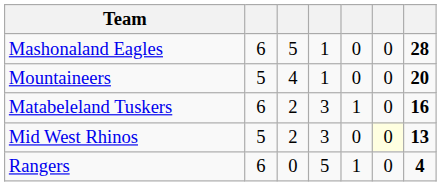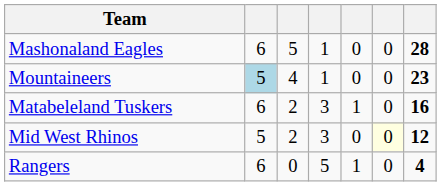(261, 78) no background -> (261, 78) lightblue background
(420, 78) 20 -> (420, 78) 23
(420, 136) 13 -> (420, 136) 12
